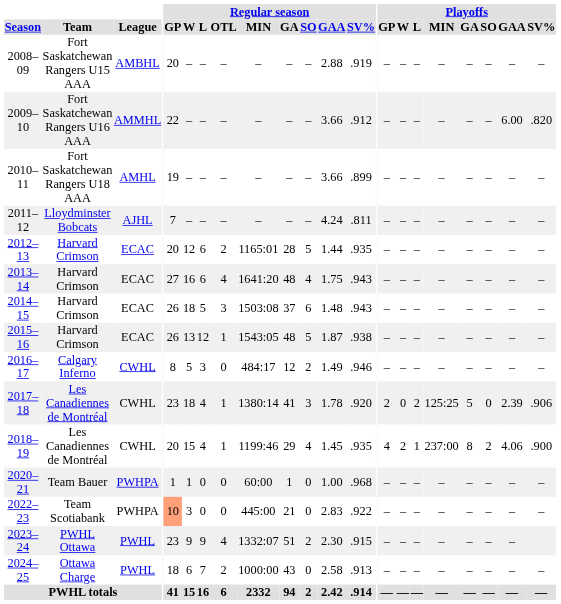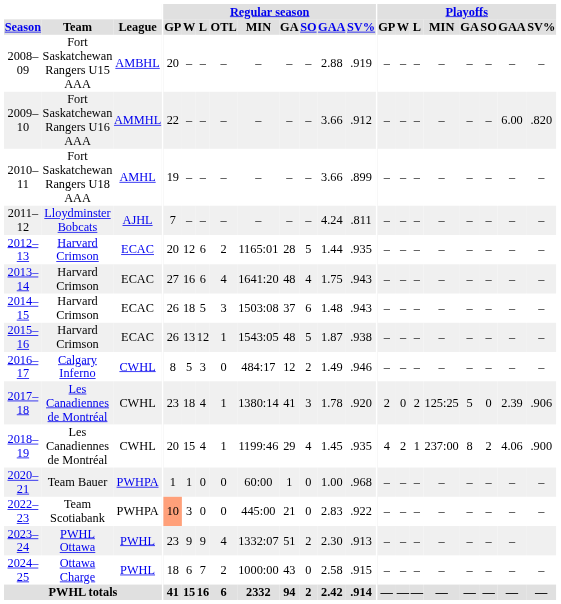(361, 540) .915 -> (361, 540) .913
(361, 570) .913 -> (361, 570) .915
